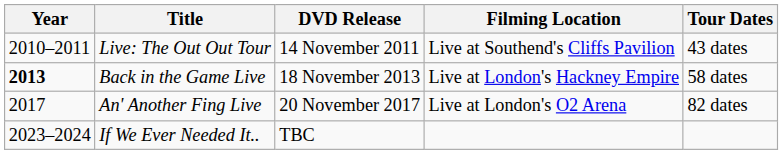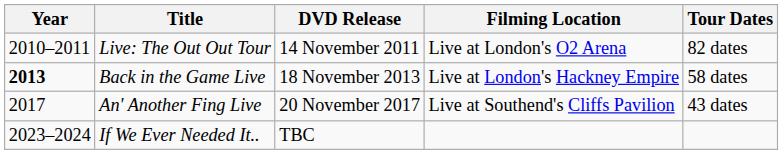(552, 47) Live at Southend's Cliffs Pavilion -> (527, 47) Live at London's O2 Arena
(718, 47) 43 dates -> (718, 47) 82 dates
(527, 105) Live at London's O2 Arena -> (552, 105) Live at Southend's Cliffs Pavilion
(718, 105) 82 dates -> (718, 105) 43 dates
